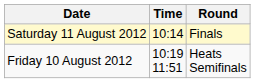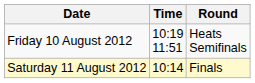rows swapped: (70, 61) <-> (77, 34)
